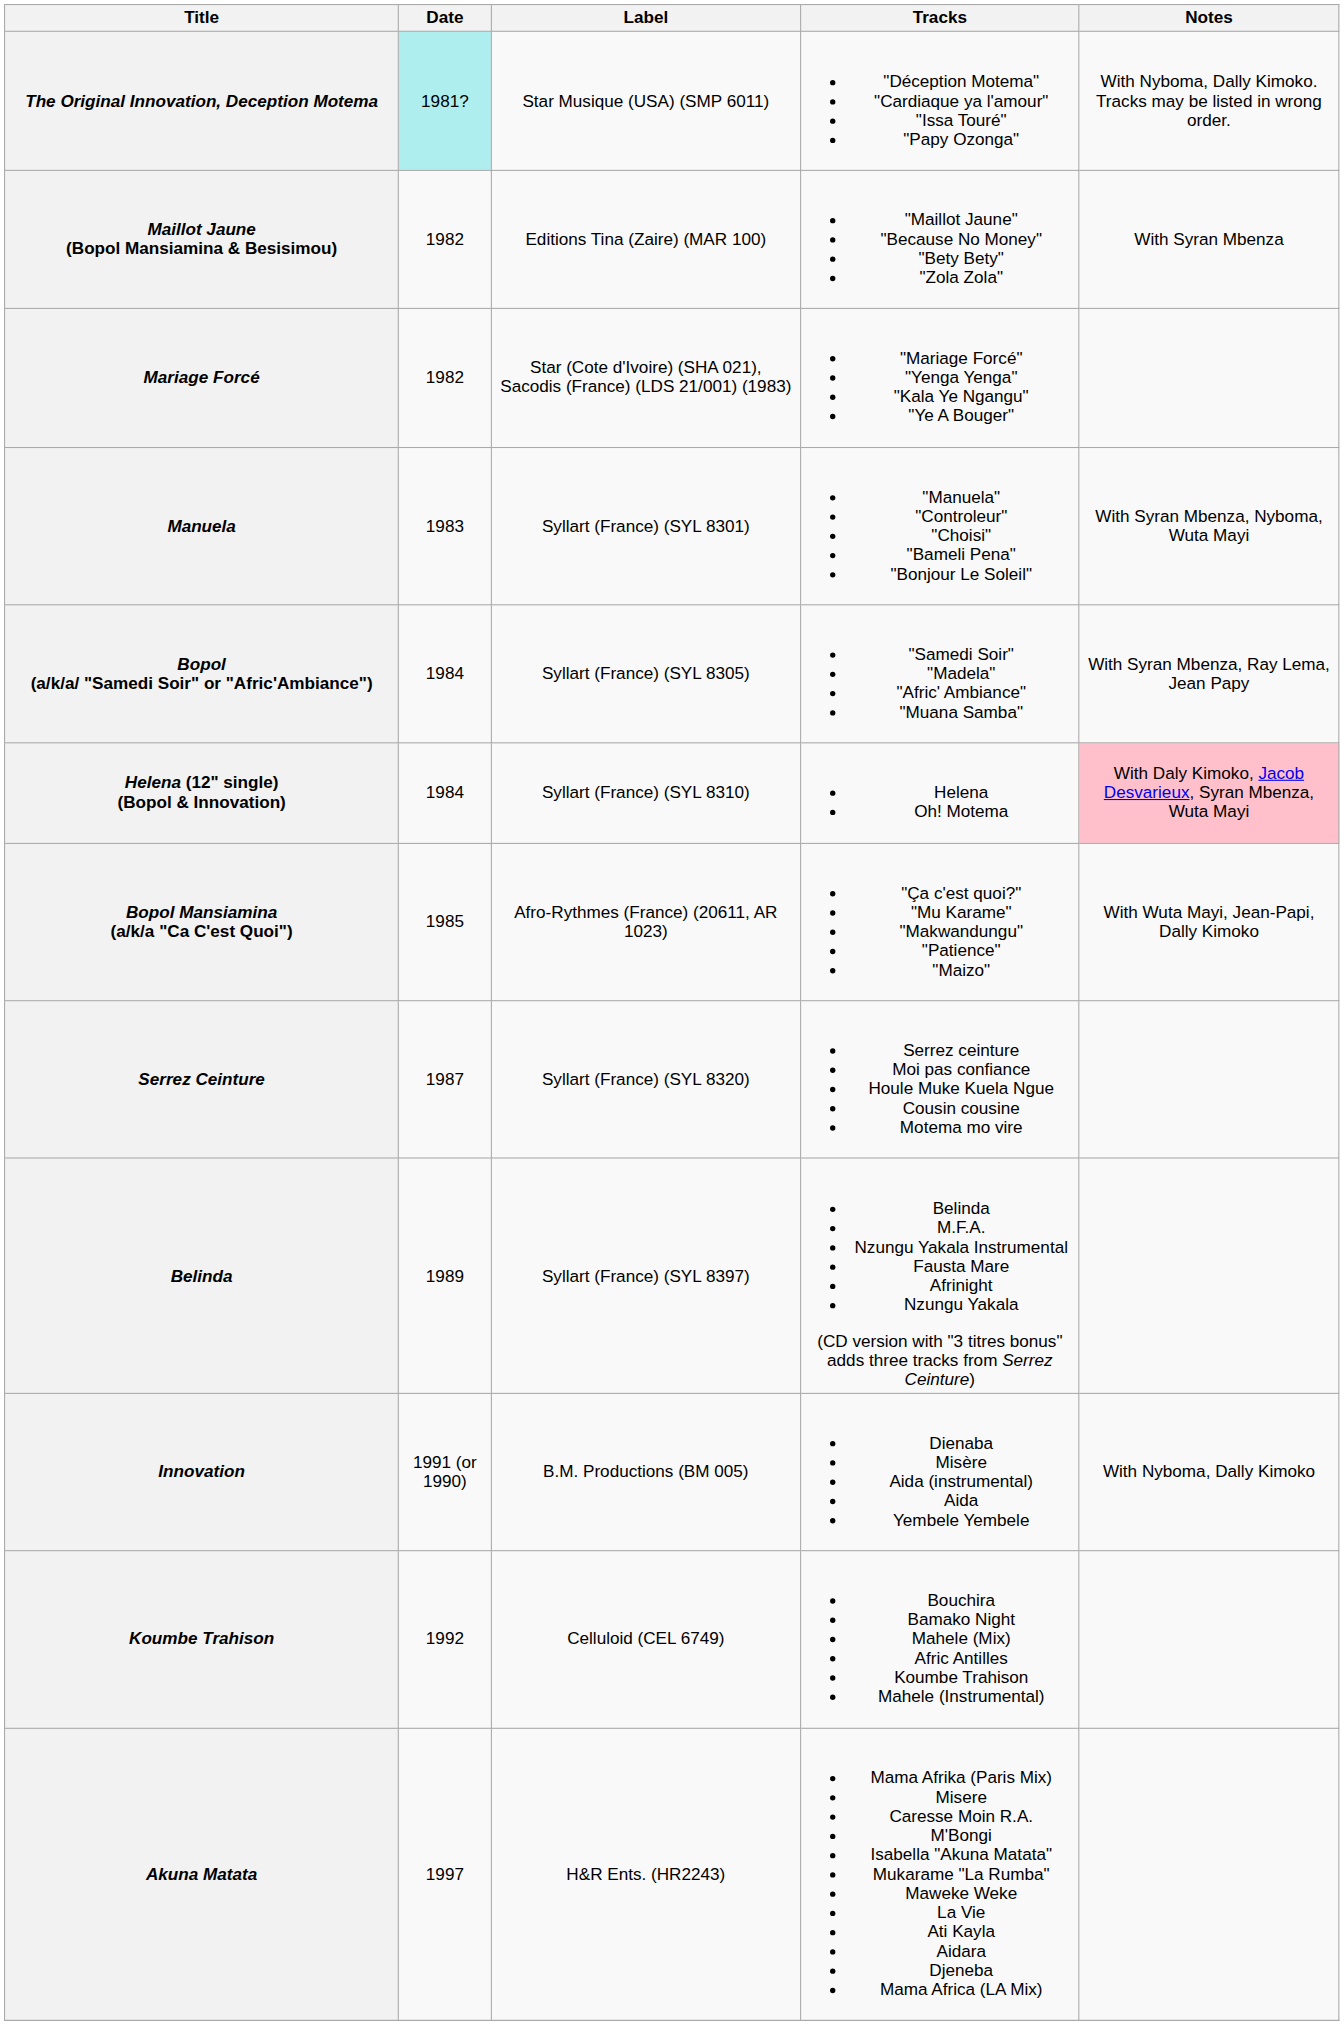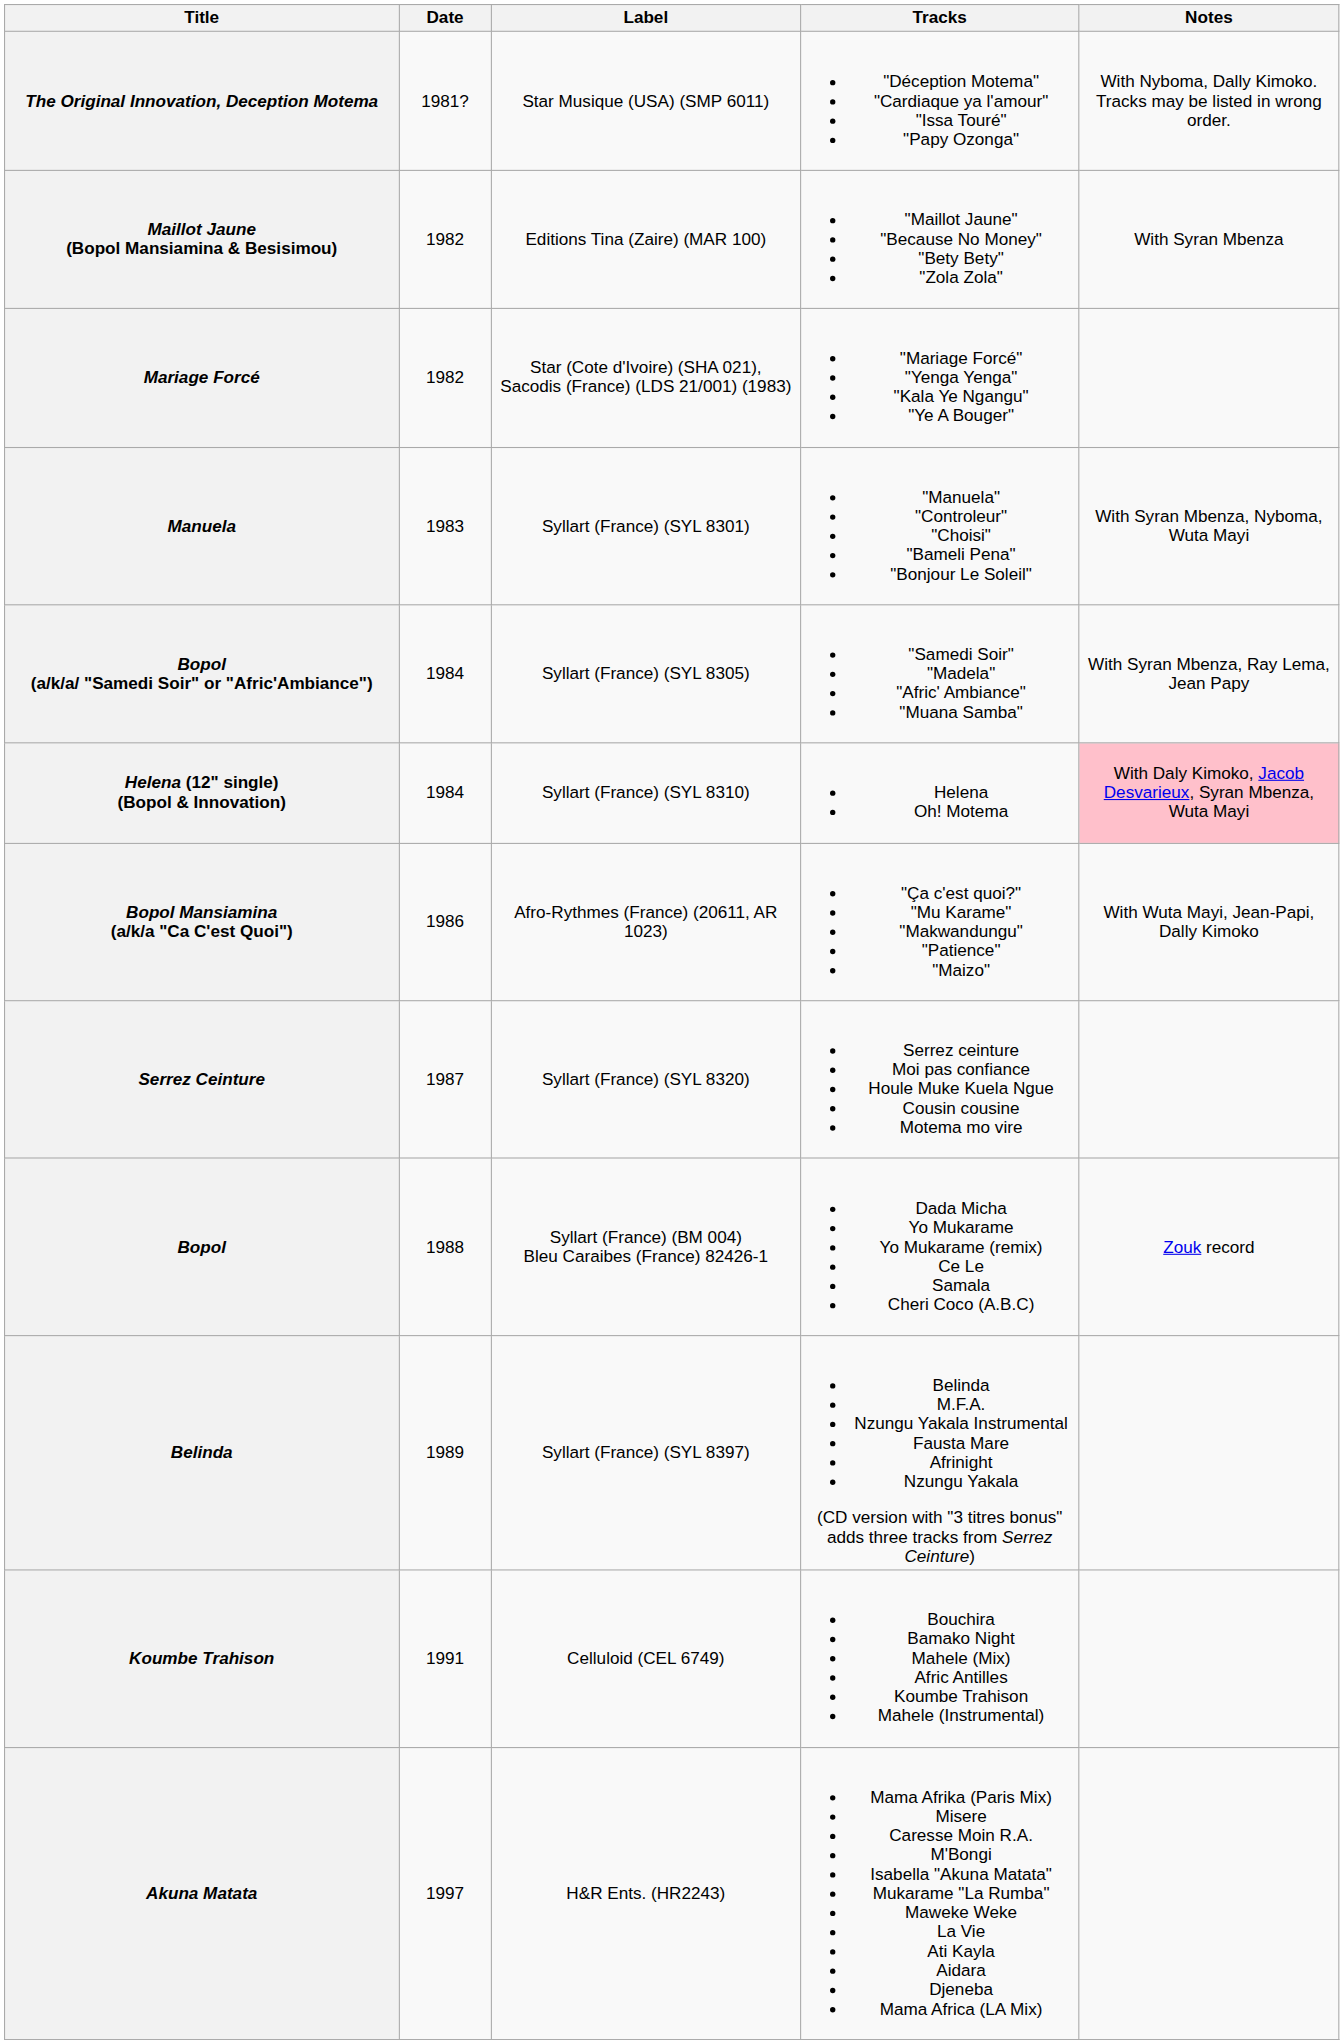(445, 100) paleturquoise background -> (445, 100) no background
(445, 921) 1985 -> (445, 921) 1986
+ row: (202, 1246)
- row: (202, 1471)
(445, 1639) 1992 -> (445, 1658) 1991
